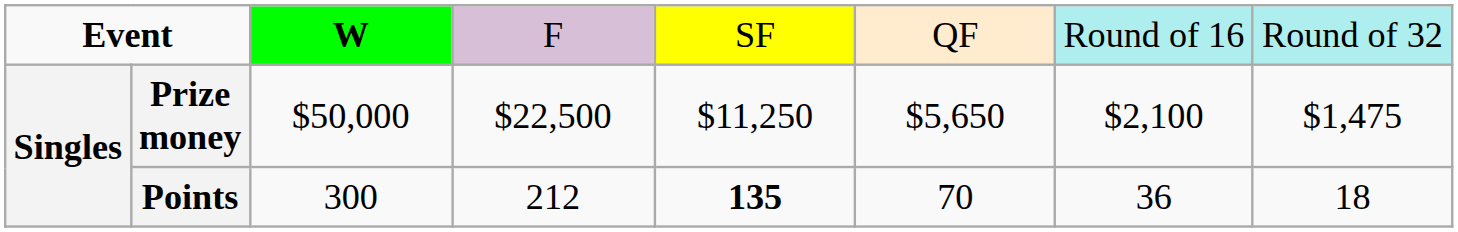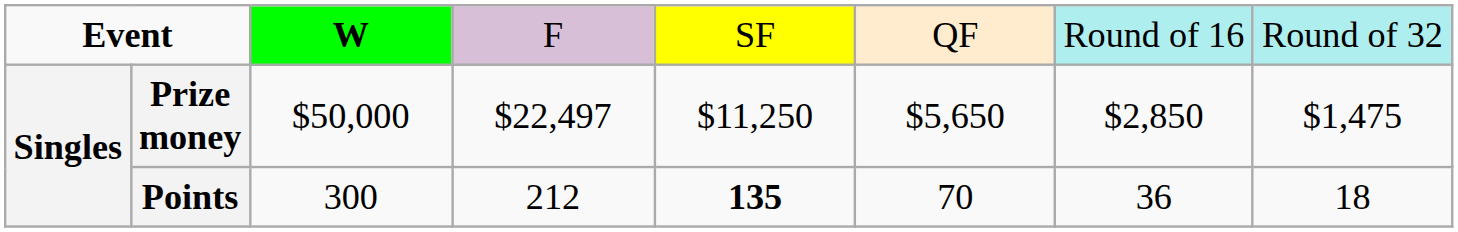(553, 115) $22,500 -> (553, 115) $22,497
(1154, 115) $2,100 -> (1154, 115) $2,850
